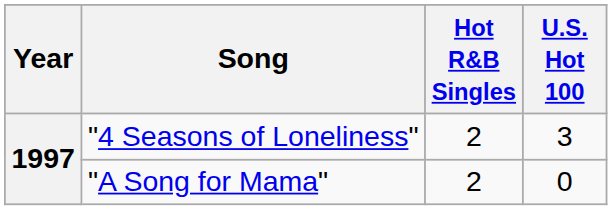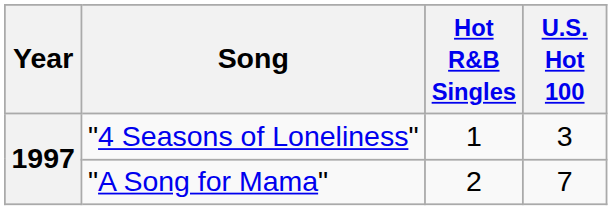(474, 136) 2 -> (474, 136) 1
(565, 181) 0 -> (565, 181) 7
